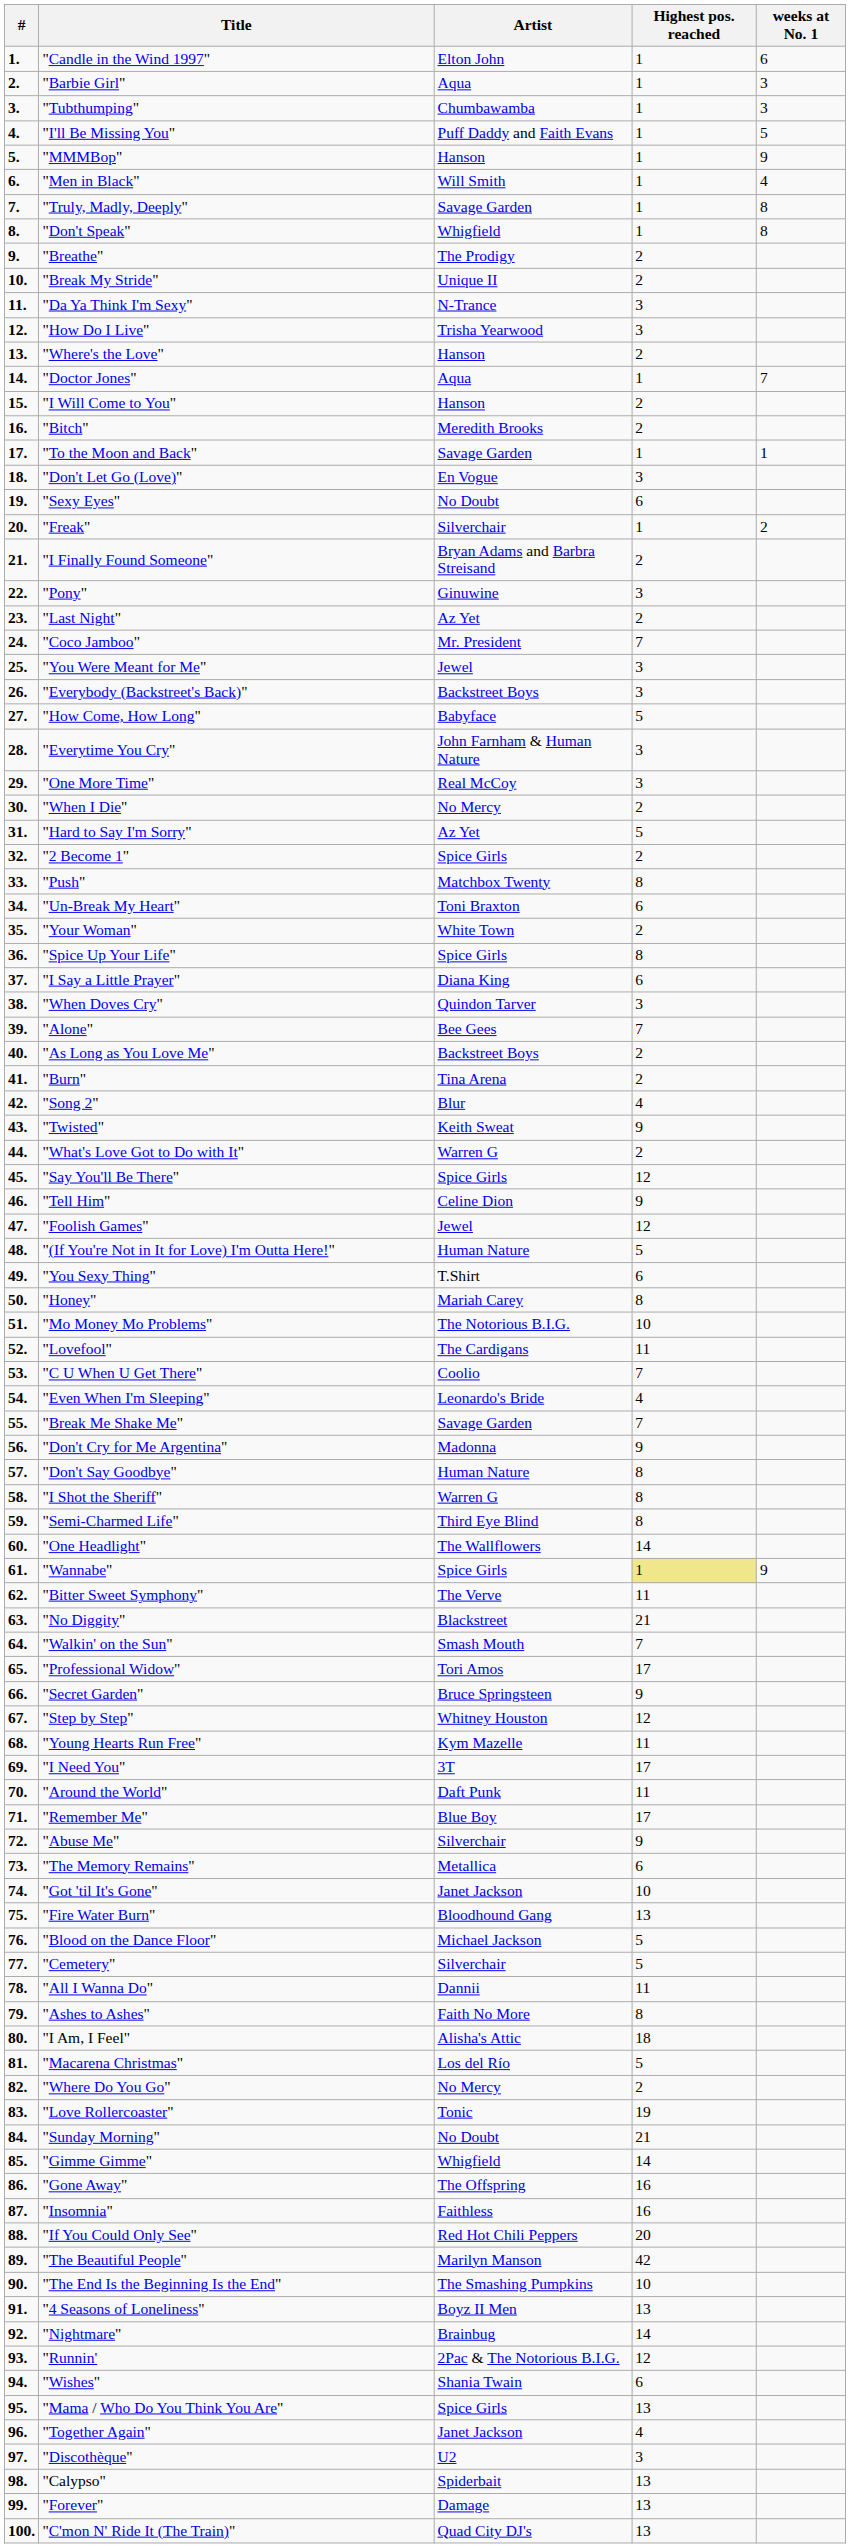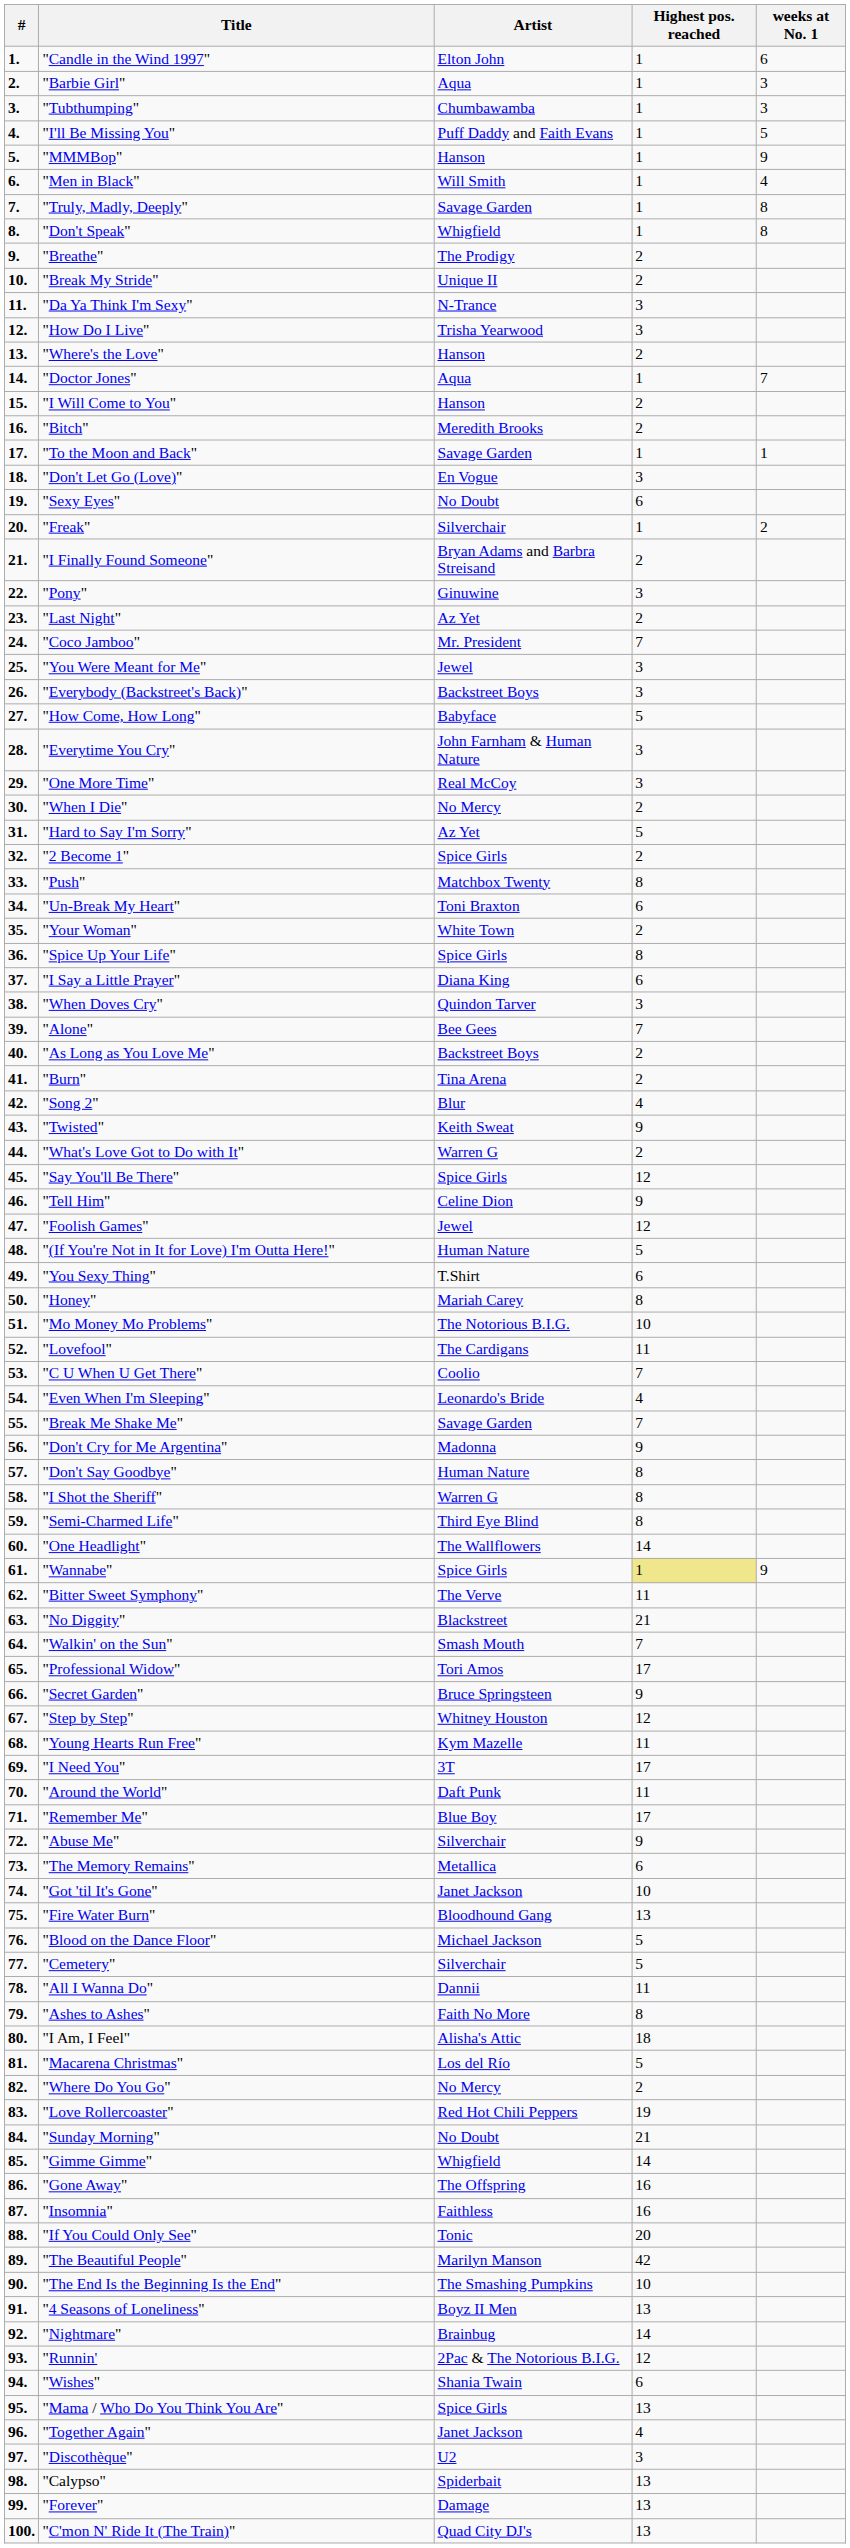(455, 2112) Tonic -> (508, 2112) Red Hot Chili Peppers
(508, 2235) Red Hot Chili Peppers -> (455, 2235) Tonic
